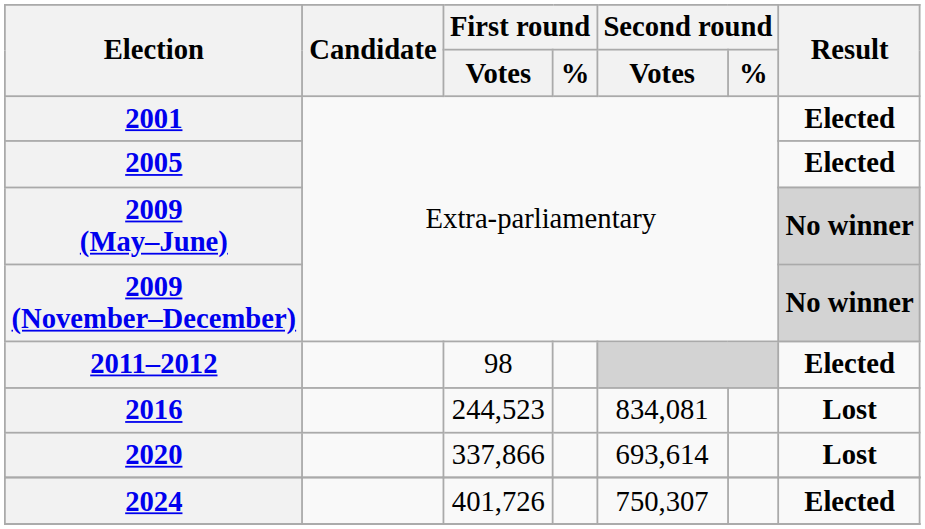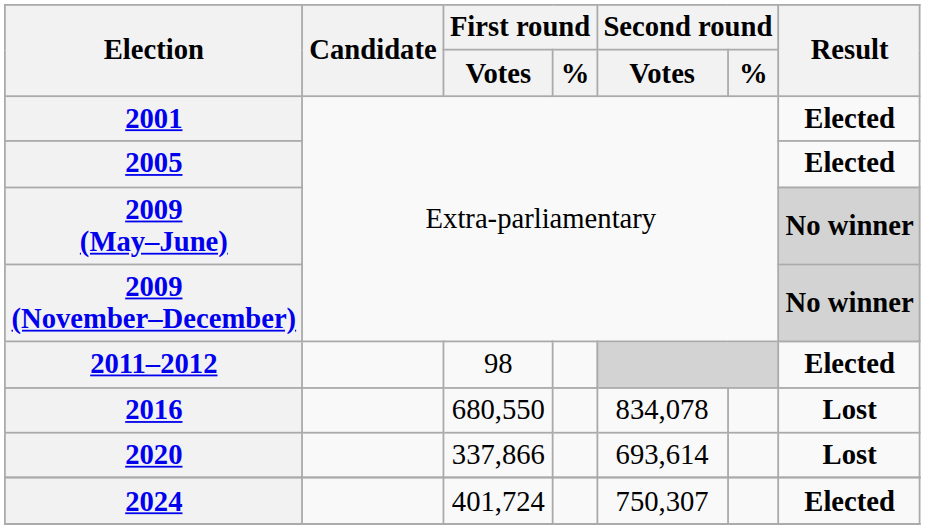(498, 409) 244,523 -> (498, 409) 680,550
(662, 409) 834,081 -> (662, 409) 834,078
(498, 500) 401,726 -> (498, 500) 401,724
